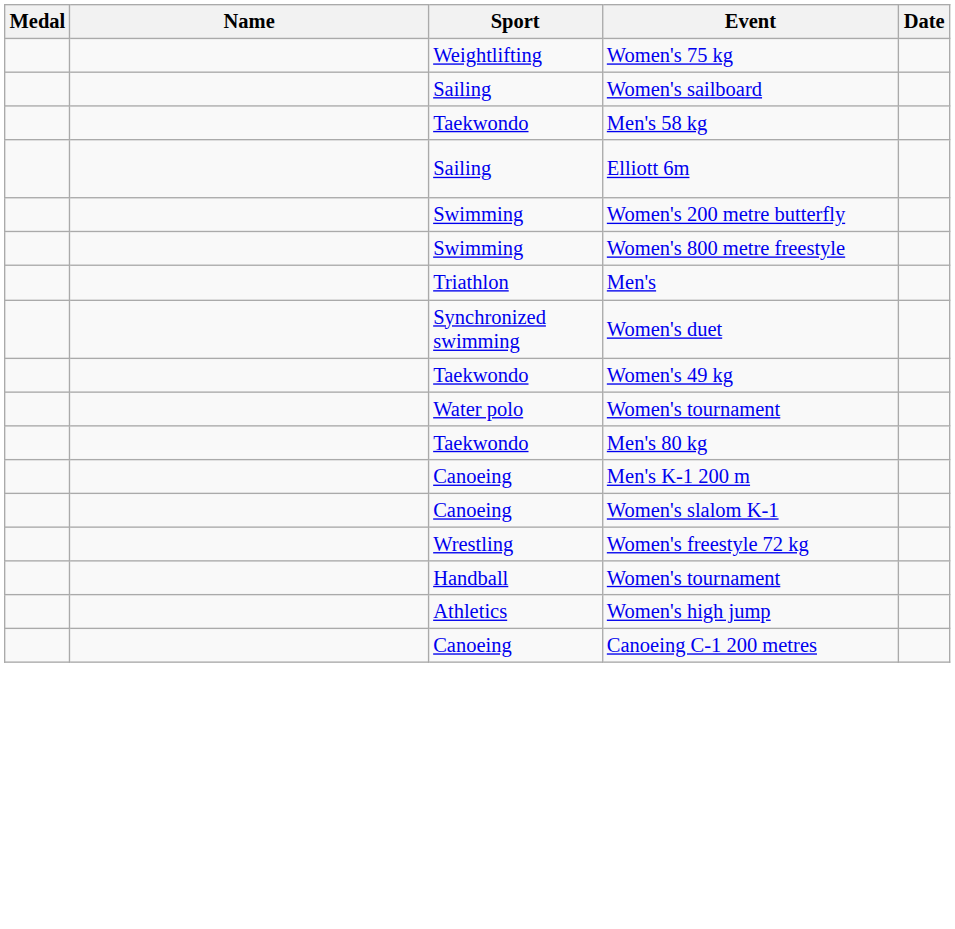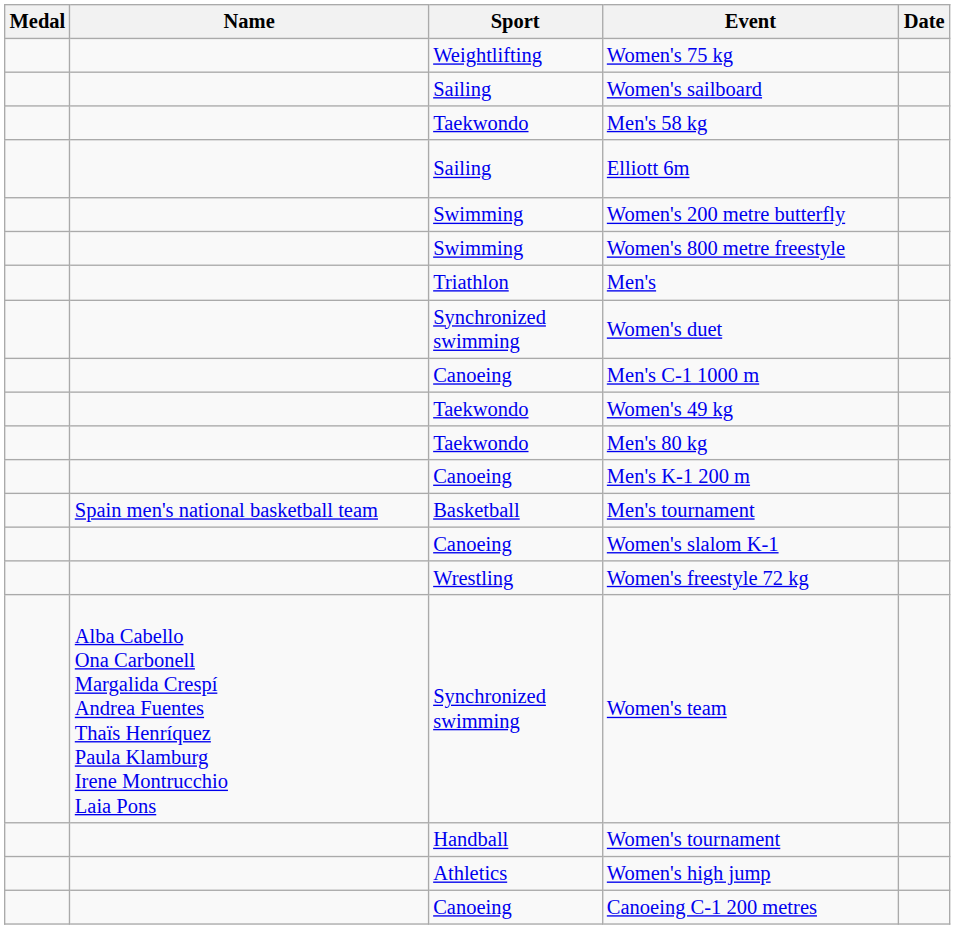+ row: (472, 374)
- row: (478, 408)
+ row: (476, 510)
+ row: (490, 708)
